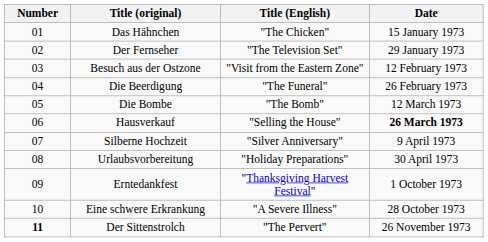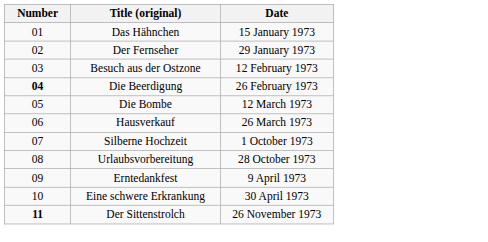- column: (295, 13)
(38, 86) normal -> (38, 86) bold
(426, 123) bold -> (277, 123) normal
(426, 141) 9 April 1973 -> (277, 141) 1 October 1973
(426, 159) 30 April 1973 -> (277, 159) 28 October 1973
(426, 184) 1 October 1973 -> (277, 178) 9 April 1973
(426, 209) 28 October 1973 -> (277, 196) 30 April 1973
